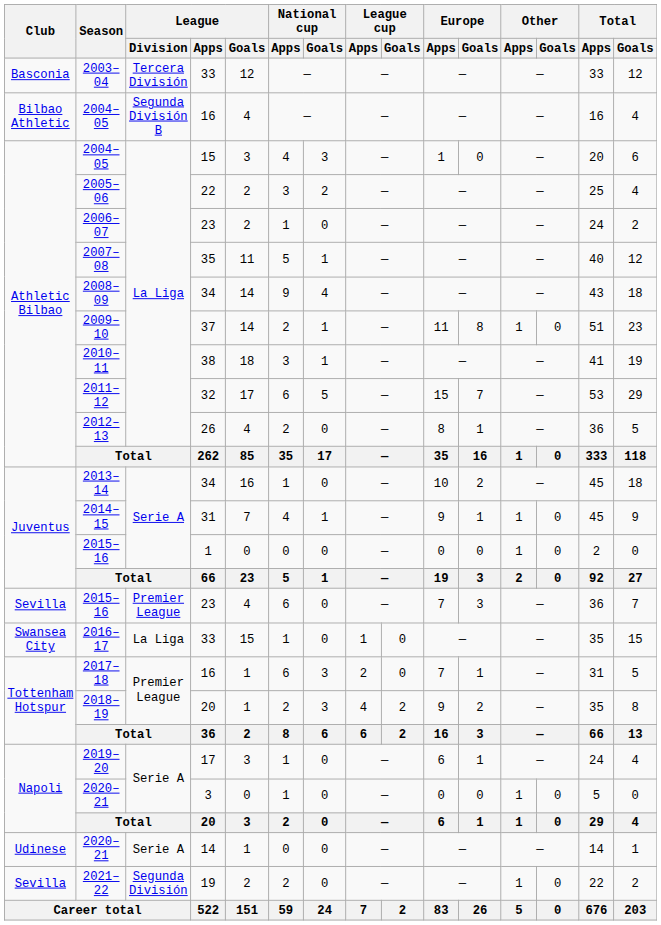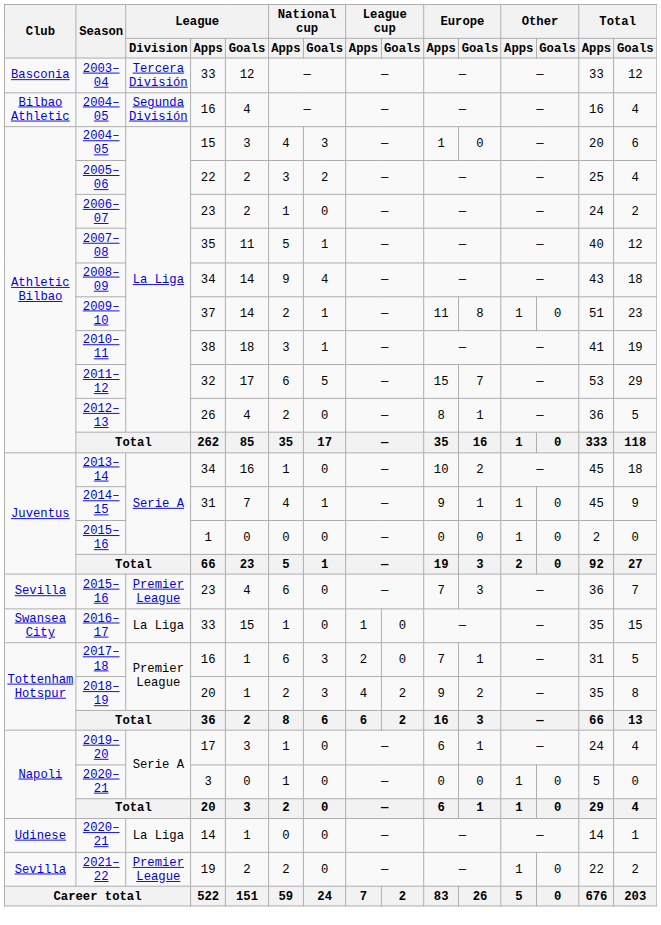(158, 116) Segunda División B -> (158, 109) Segunda División
(158, 850) Serie A -> (158, 835) La Liga
(158, 884) Segunda División -> (158, 869) Premier League
